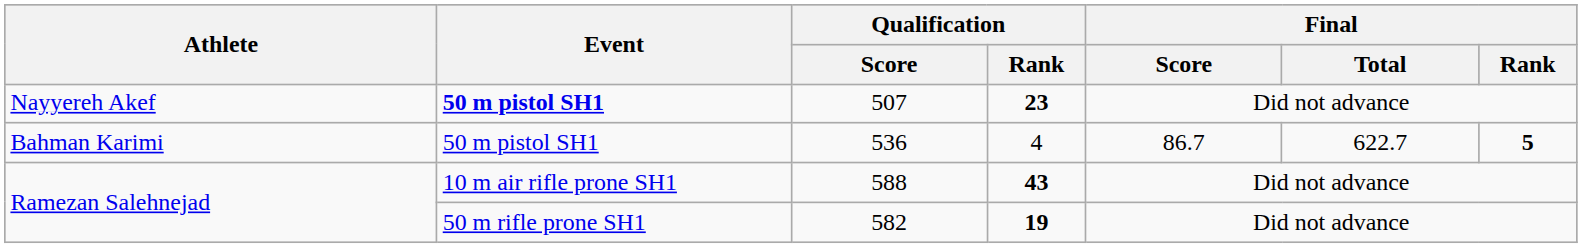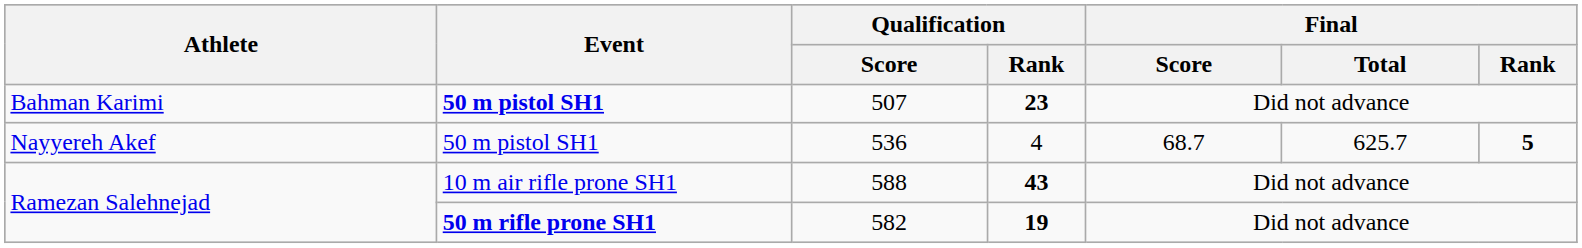(83, 103) Nayyereh Akef -> (87, 103) Bahman Karimi
(87, 142) Bahman Karimi -> (83, 142) Nayyereh Akef
(1184, 142) 86.7 -> (1184, 142) 68.7
(1380, 142) 622.7 -> (1380, 142) 625.7
(544, 221) normal -> (549, 221) bold
